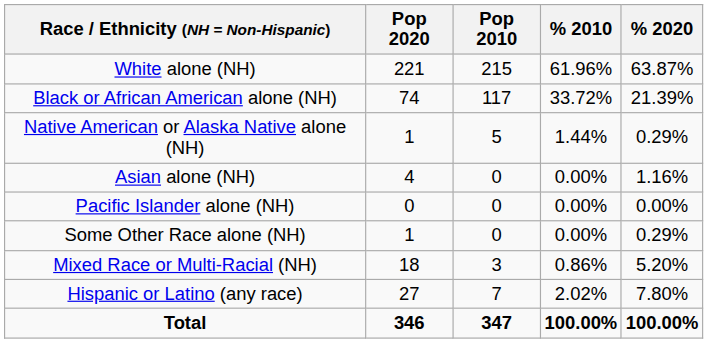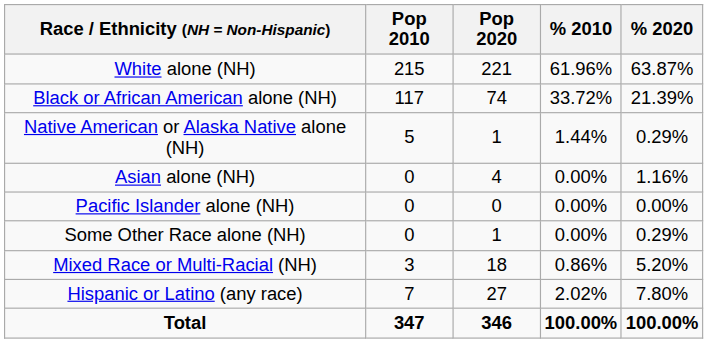columns swapped: (497, 29) <-> (409, 29)
